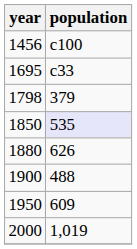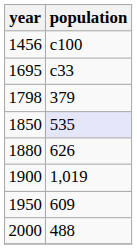(62, 177) 488 -> (69, 177) 1,019
(69, 230) 1,019 -> (62, 230) 488
